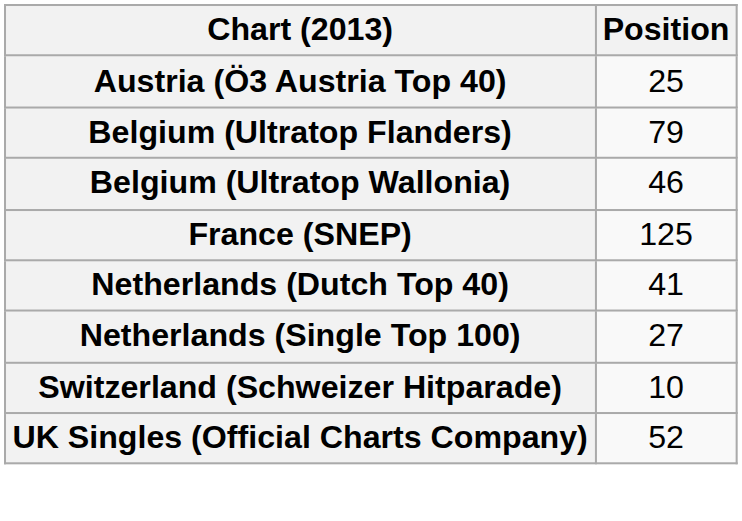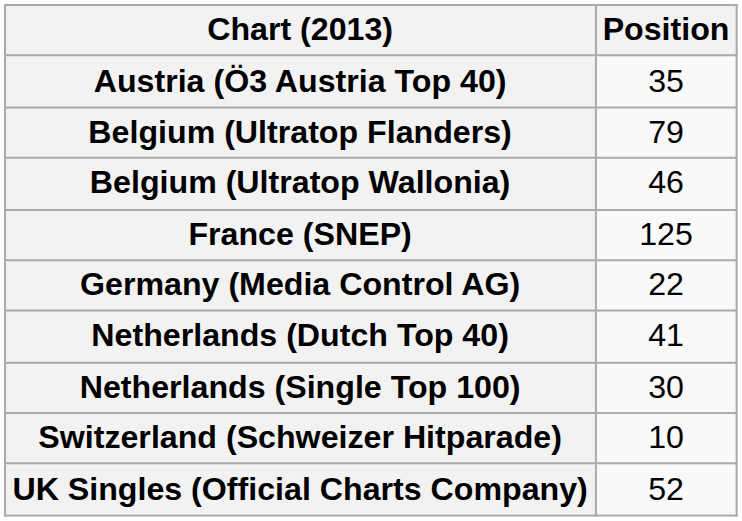(666, 81) 25 -> (666, 81) 35
+ row: (300, 285)
(666, 336) 27 -> (666, 387) 30
